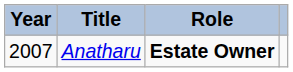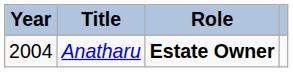(31, 50) 2007 -> (31, 50) 2004
